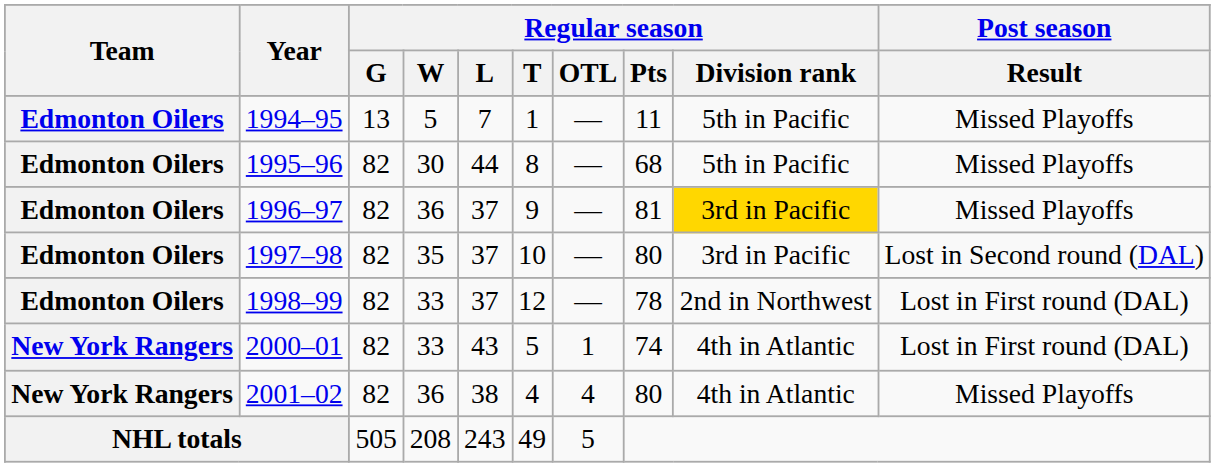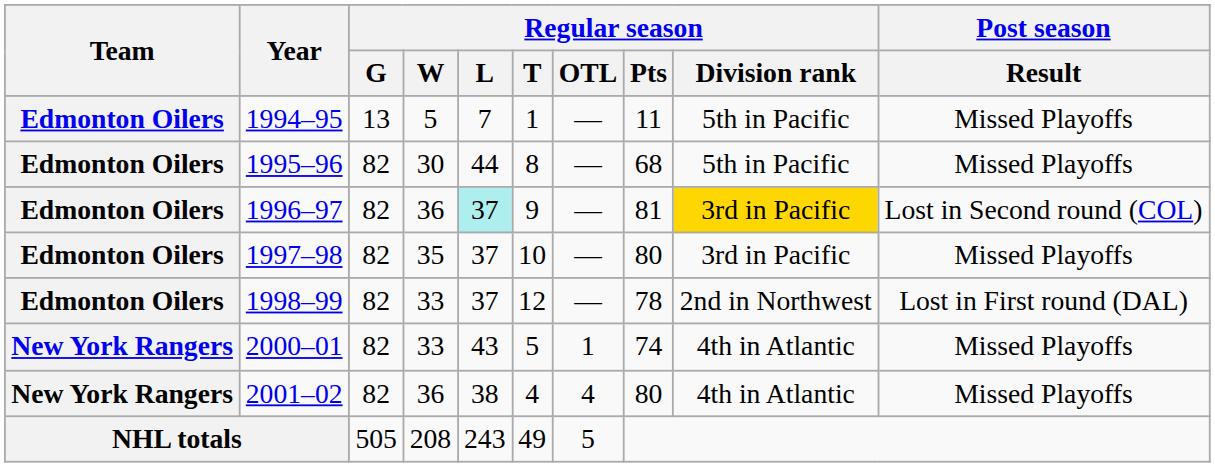(485, 209) no background -> (485, 209) paleturquoise background
(1044, 209) Missed Playoffs -> (1044, 209) Lost in Second round (COL)
(1044, 255) Lost in Second round (DAL) -> (1044, 255) Missed Playoffs
(1044, 346) Lost in First round (DAL) -> (1044, 346) Missed Playoffs
